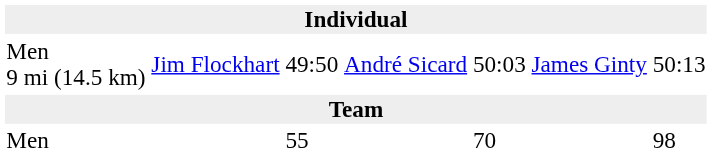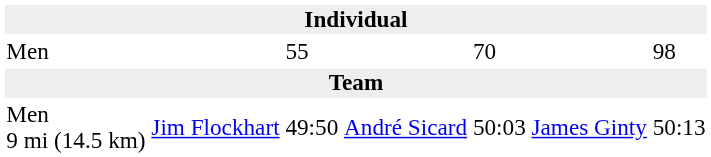rows swapped: (76, 64) <-> (28, 140)
